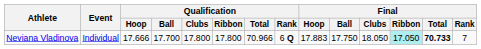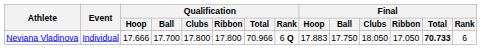(406, 38) paleturquoise background -> (406, 38) no background
(465, 38) 7 -> (465, 38) 6
